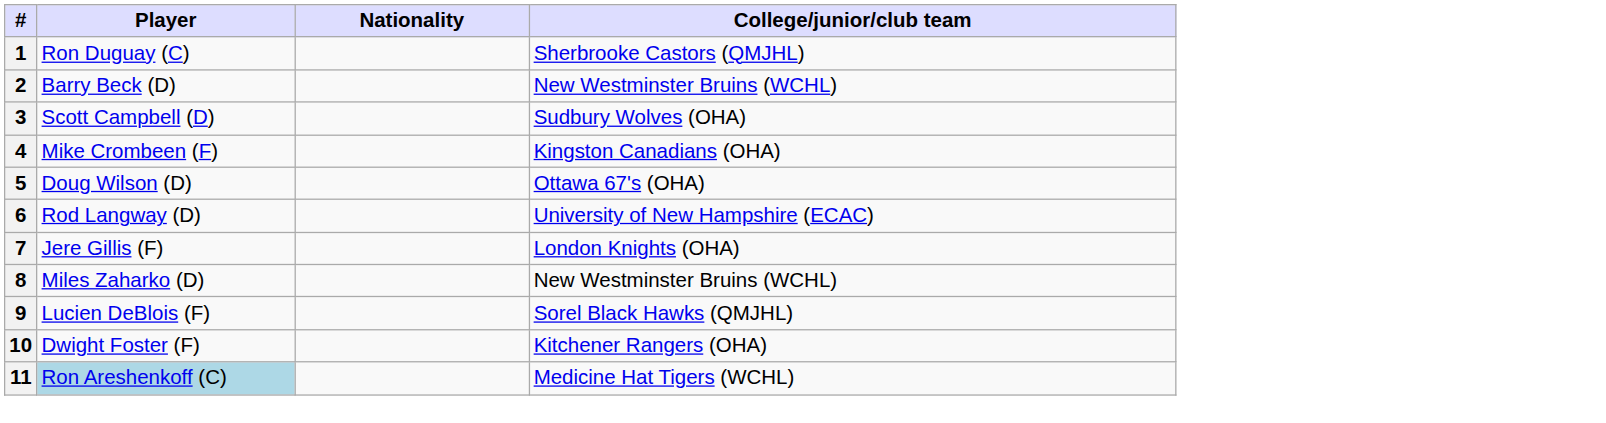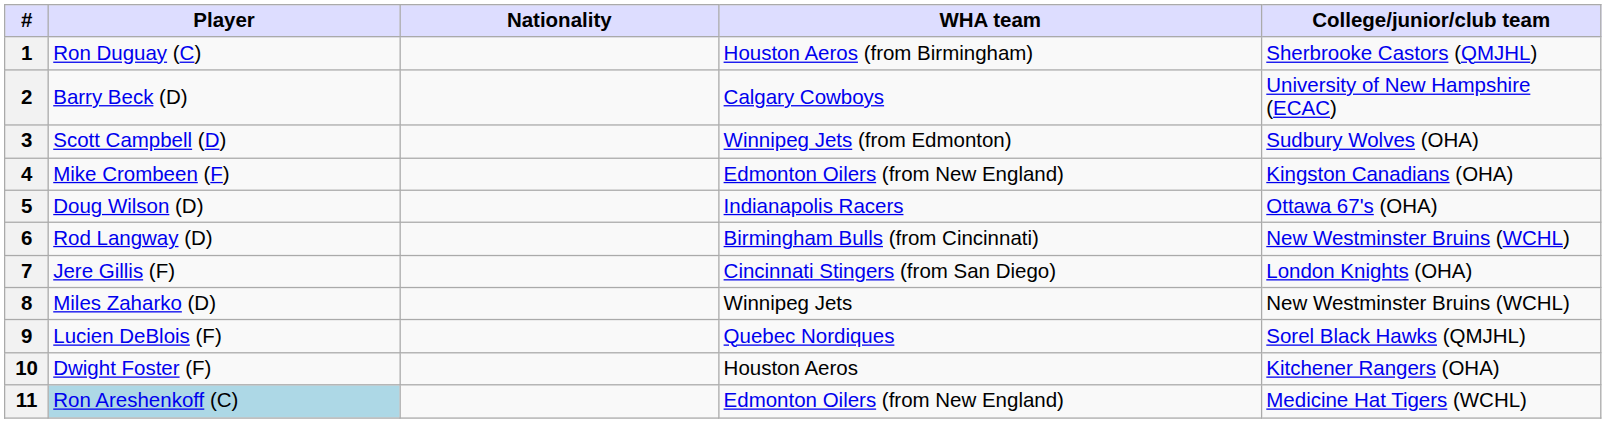+ column: (990, 20)
(685, 85) New Westminster Bruins (WCHL) -> (1398, 97) University of New Hampshire (ECAC)
(704, 215) University of New Hampshire (ECAC) -> (1418, 238) New Westminster Bruins (WCHL)
